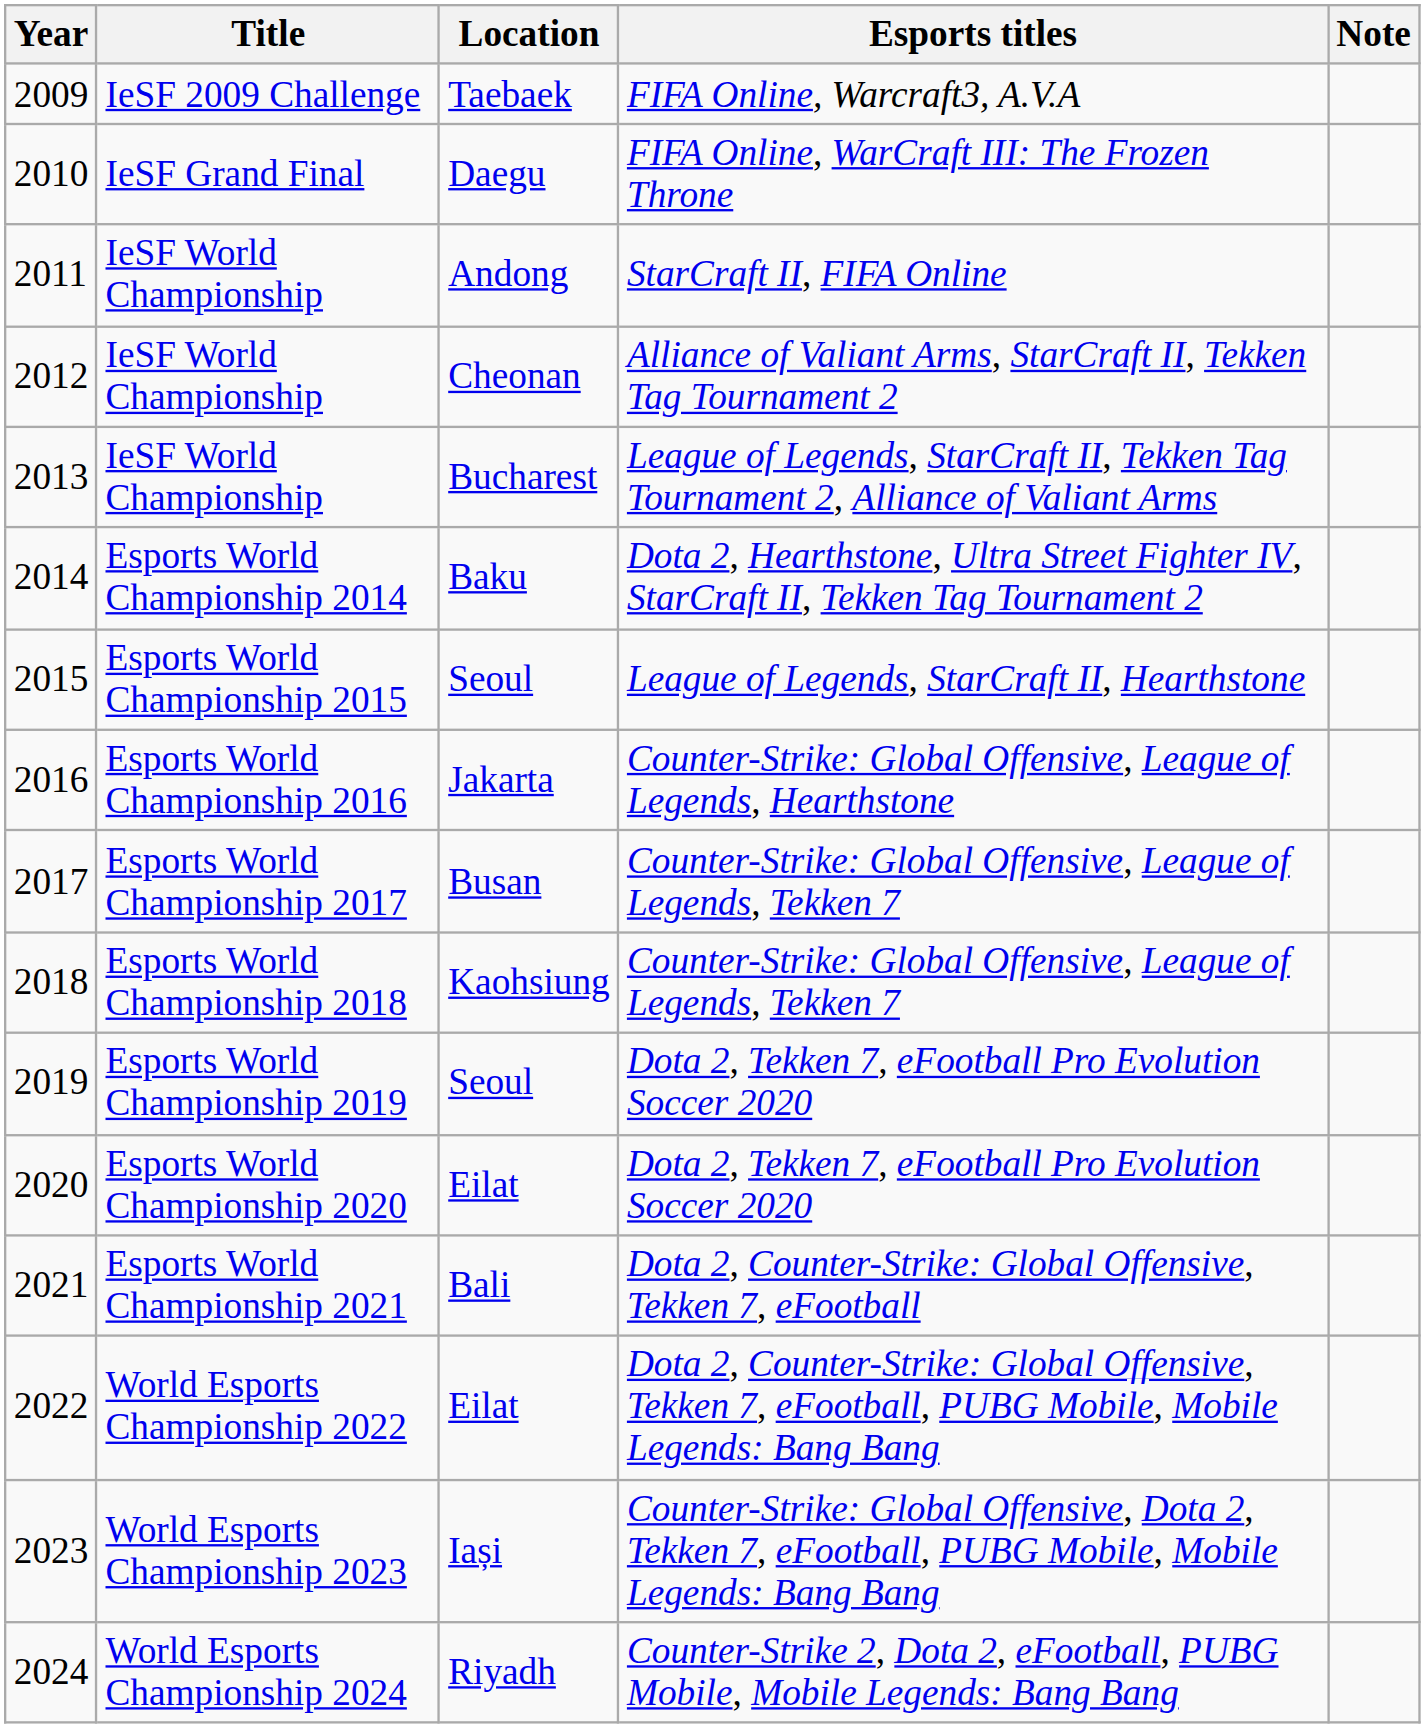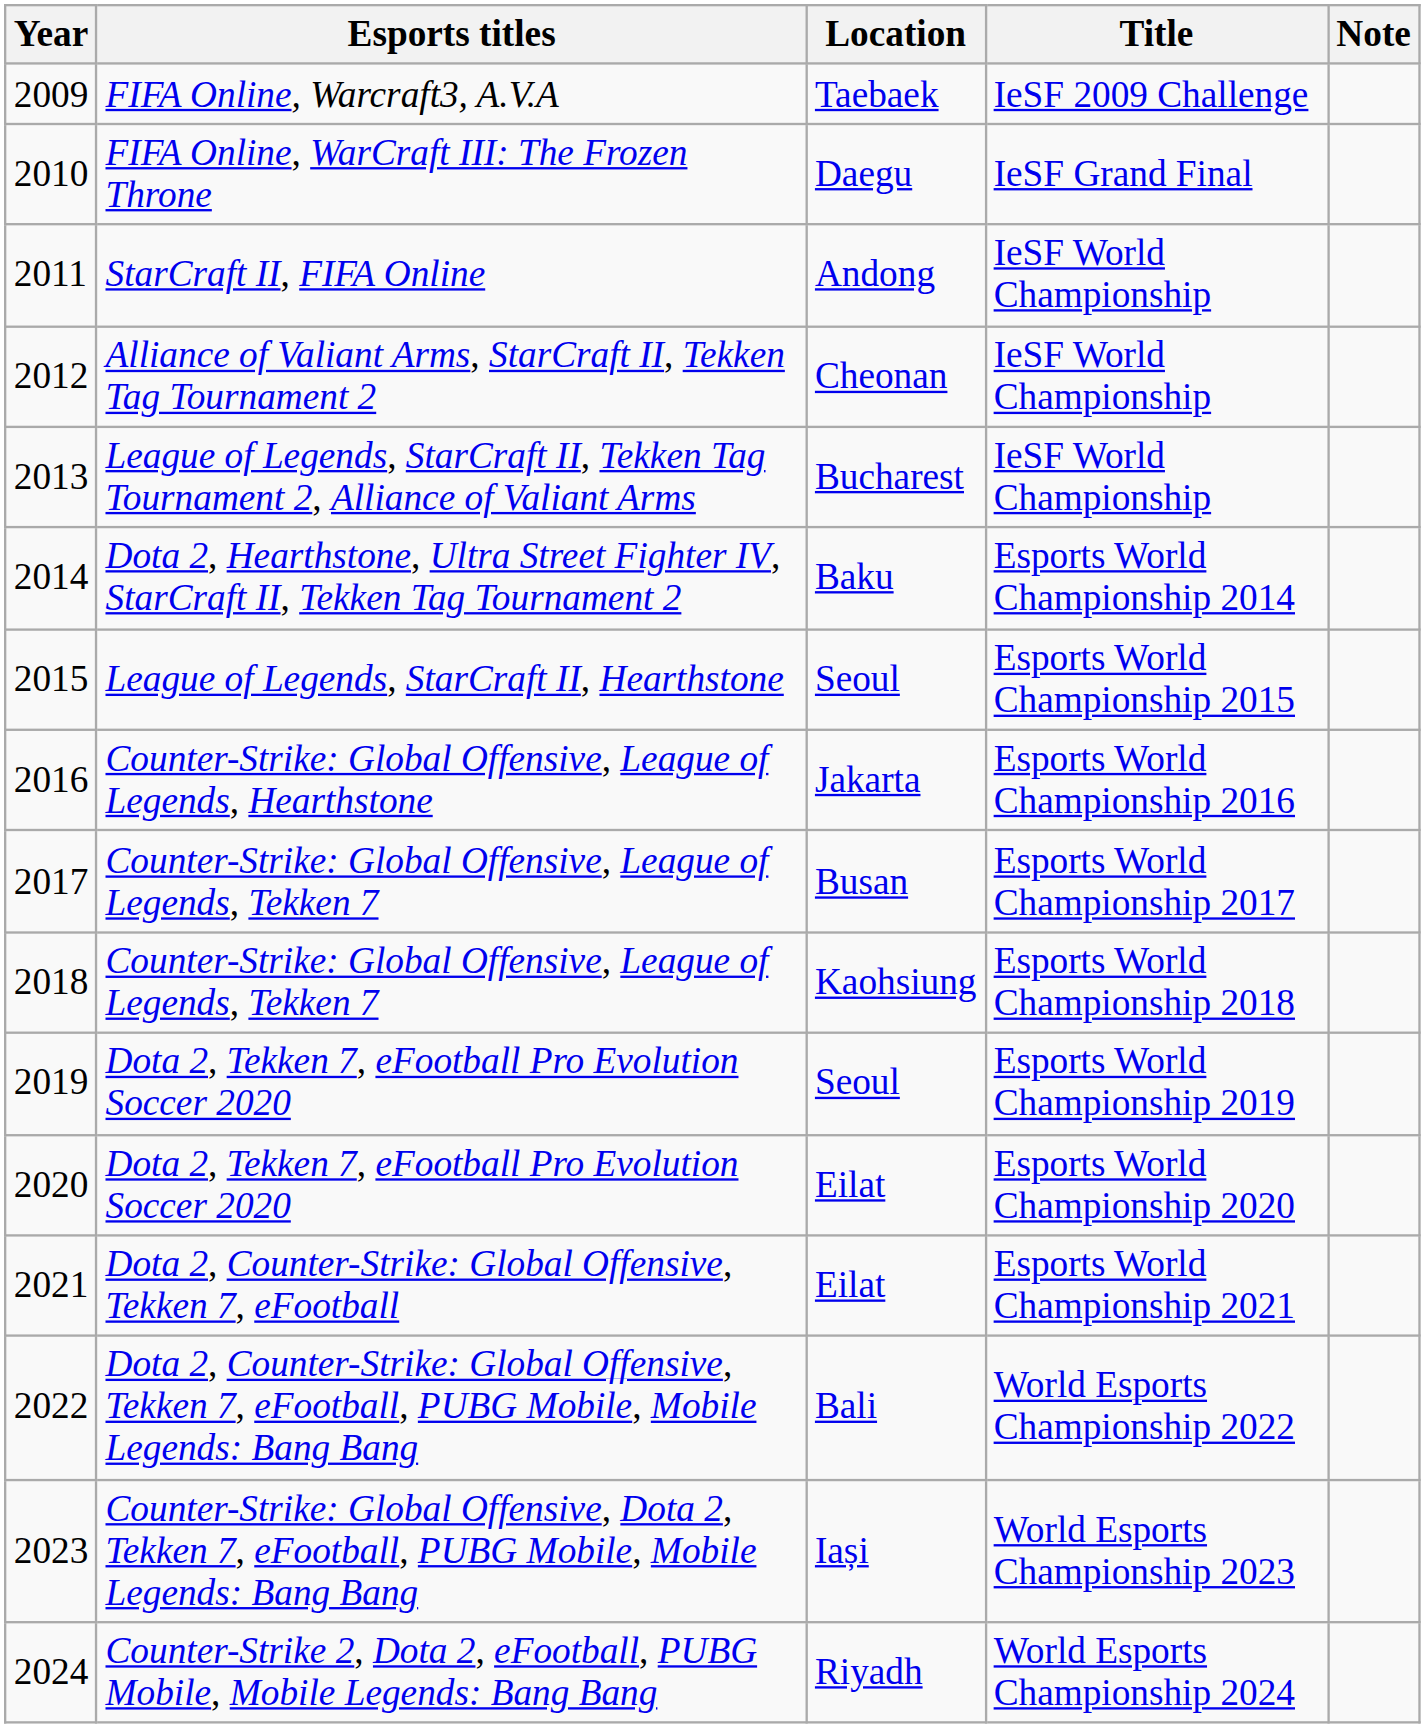columns swapped: (268, 34) <-> (973, 34)
(479, 1284) Bali -> (850, 1284) Eilat
(483, 1407) Eilat -> (846, 1407) Bali
